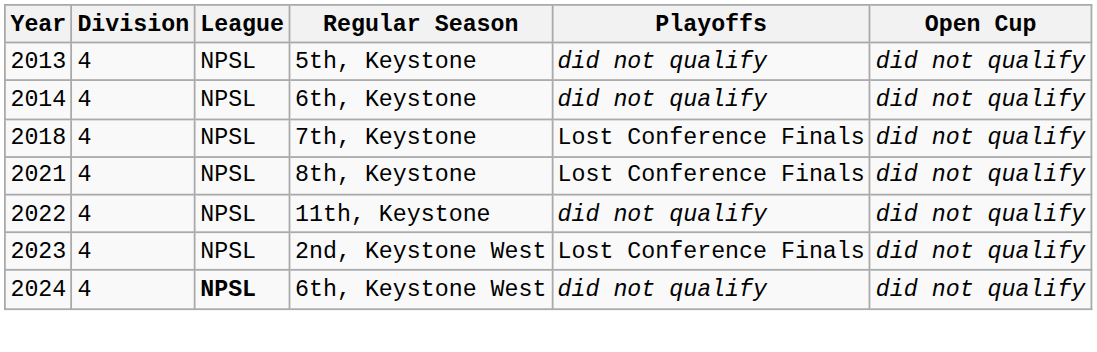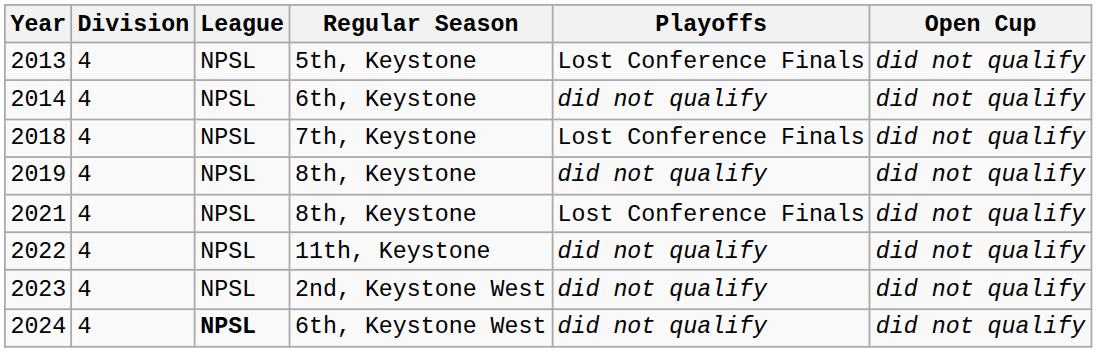(662, 62) did not qualify -> (711, 62) Lost Conference Finals
+ row: (38, 176)
(711, 251) Lost Conference Finals -> (662, 289) did not qualify
